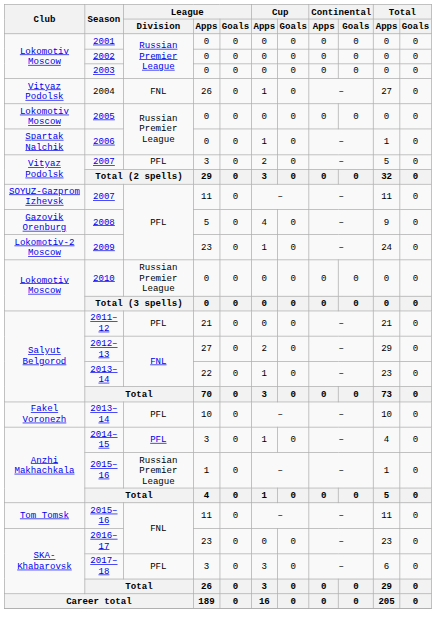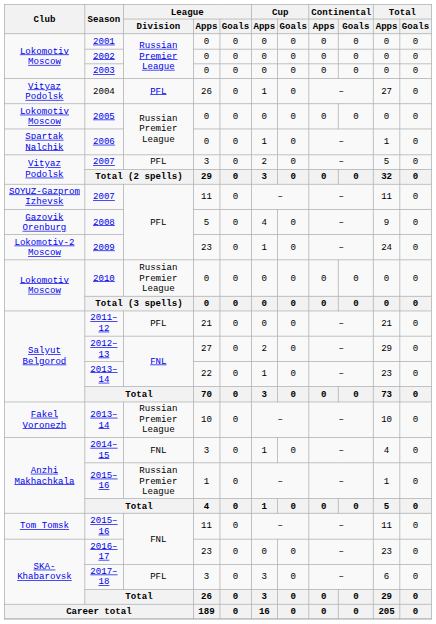(158, 91) FNL -> (158, 91) PFL
(158, 414) PFL -> (158, 420) Russian Premier League
(158, 440) PFL -> (158, 450) FNL
